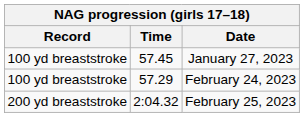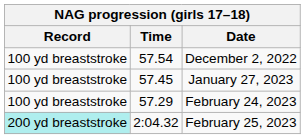+ row: (241, 58)
(67, 101) no background -> (67, 123) paleturquoise background
